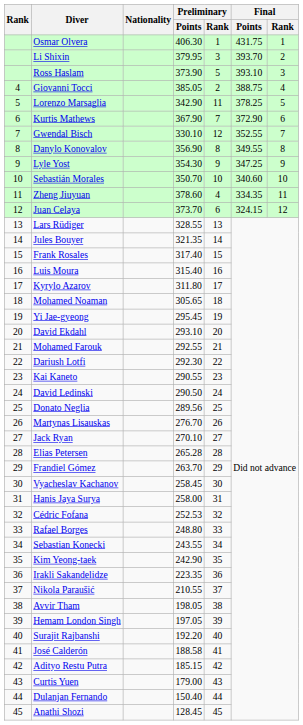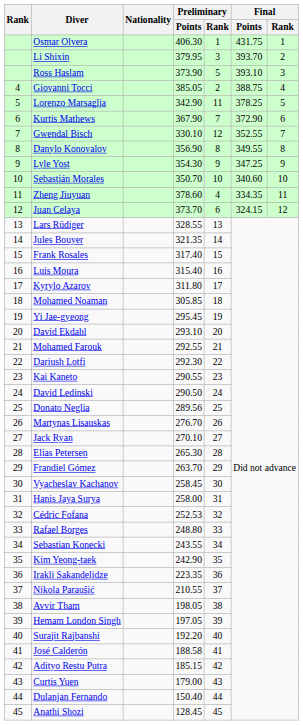(189, 301) 305.65 -> (189, 301) 305.85
(189, 453) 265.28 -> (189, 453) 265.30
